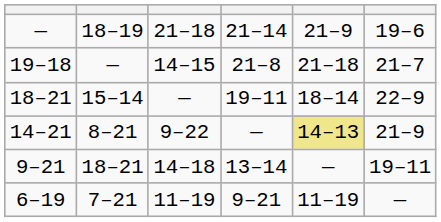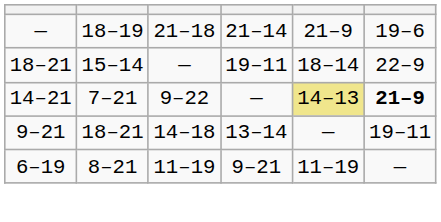- row: (41, 65)
(113, 133) 8–21 -> (113, 99) 7–21
(400, 133) normal -> (400, 99) bold
(113, 200) 7–21 -> (113, 166) 8–21
